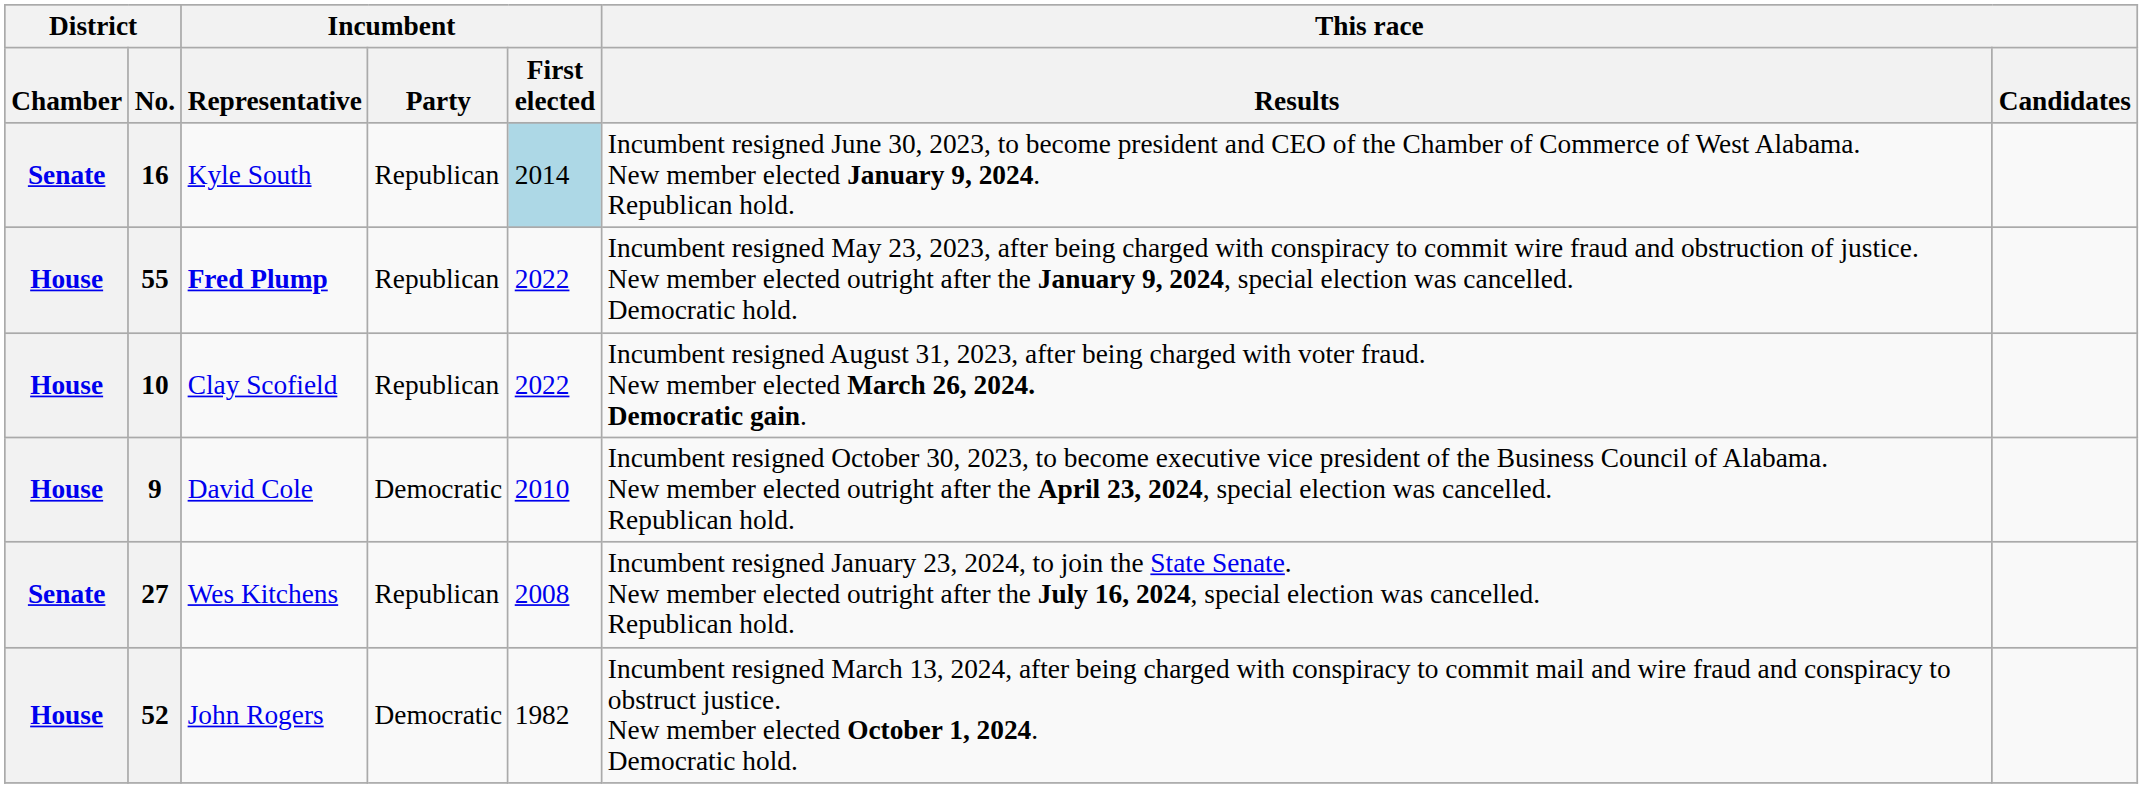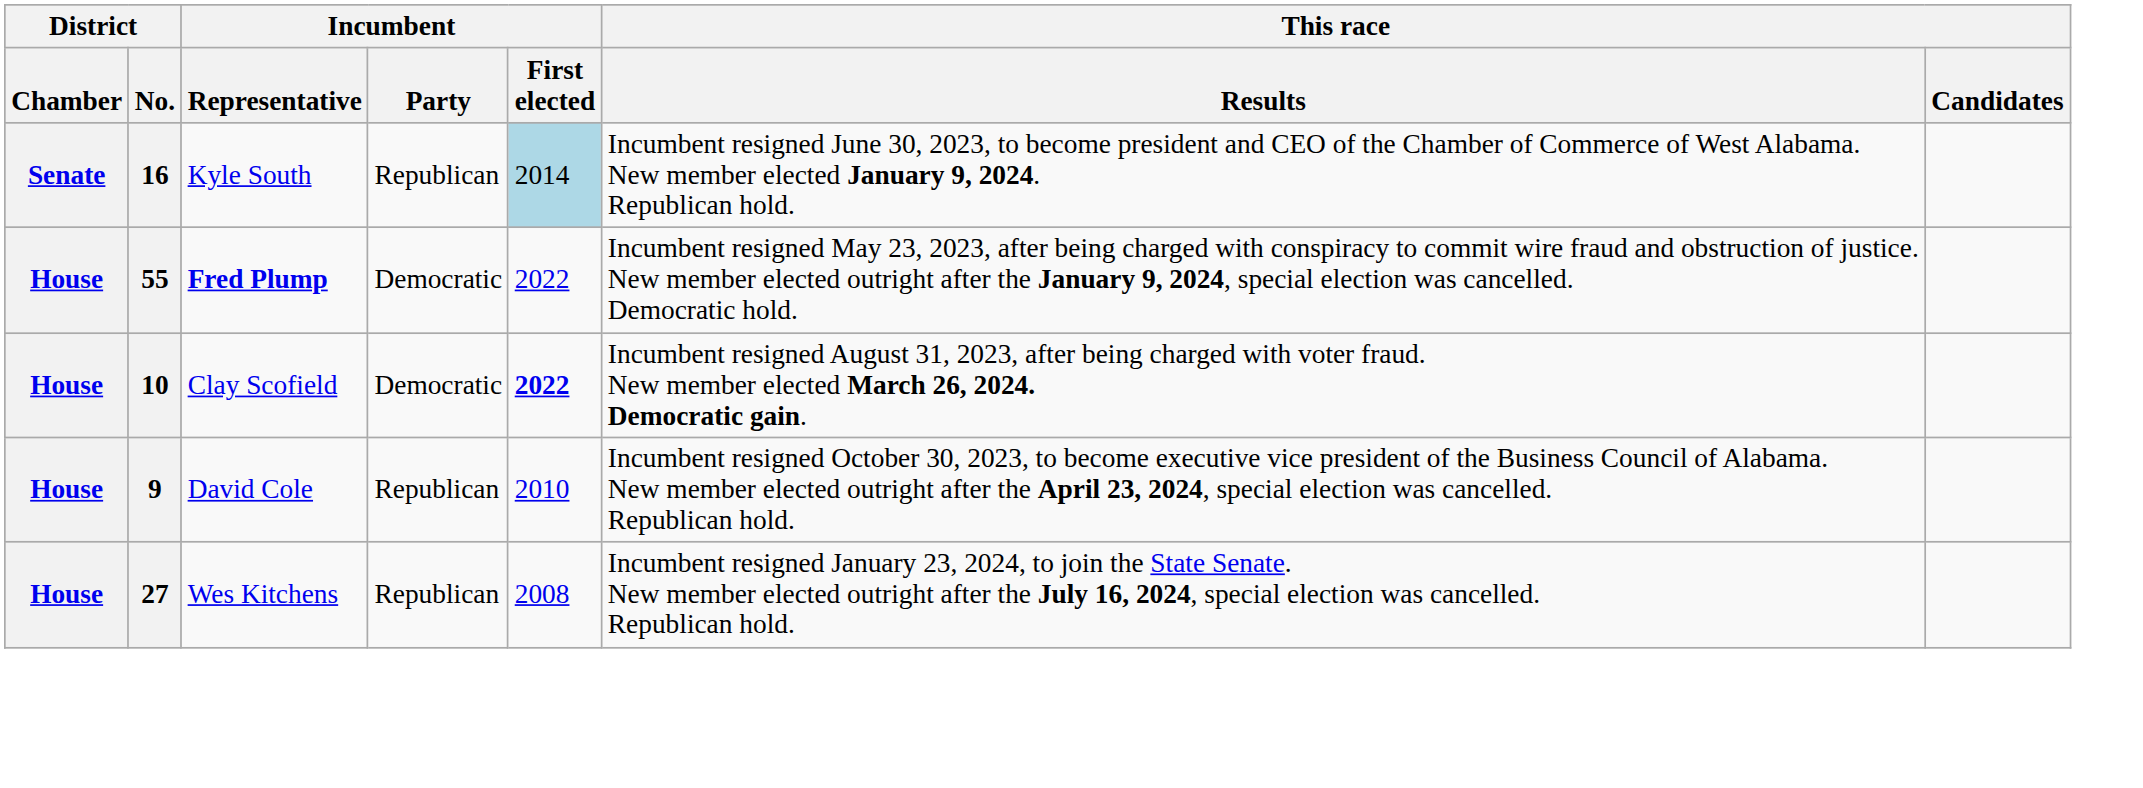(437, 279) Republican -> (438, 279) Democratic
(437, 384) Republican -> (438, 384) Democratic
(542, 384) normal -> (542, 384) bold
(438, 489) Democratic -> (437, 489) Republican
(67, 594) Senate -> (67, 594) House
- row: (155, 714)
